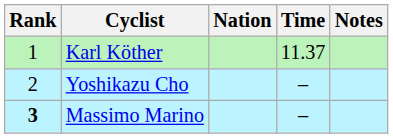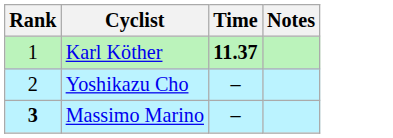- column: (242, 20)
(303, 52) normal -> (235, 52) bold
